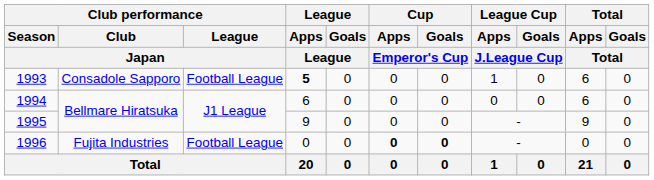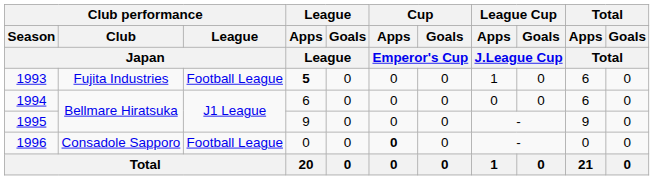(121, 79) Consadole Sapporo -> (121, 79) Fujita Industries
(121, 143) Fujita Industries -> (121, 143) Consadole Sapporo
(445, 143) bold -> (445, 143) normal
